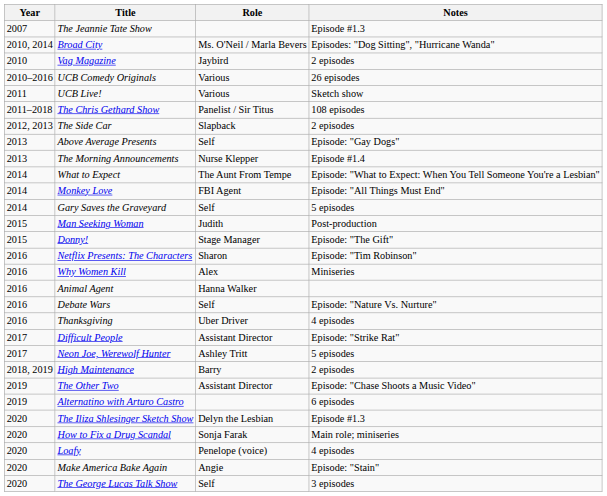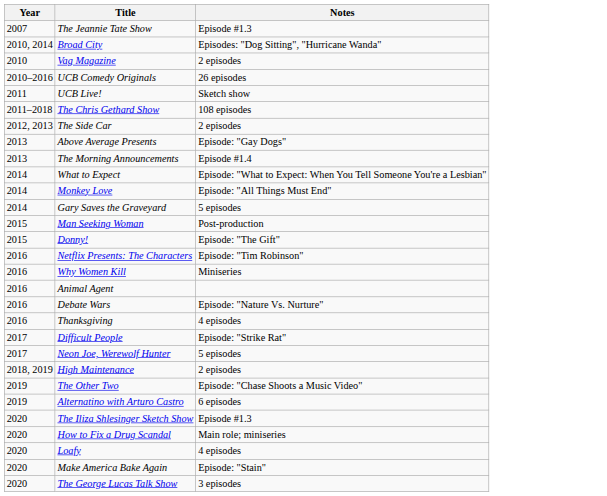- column: (252, 12)
